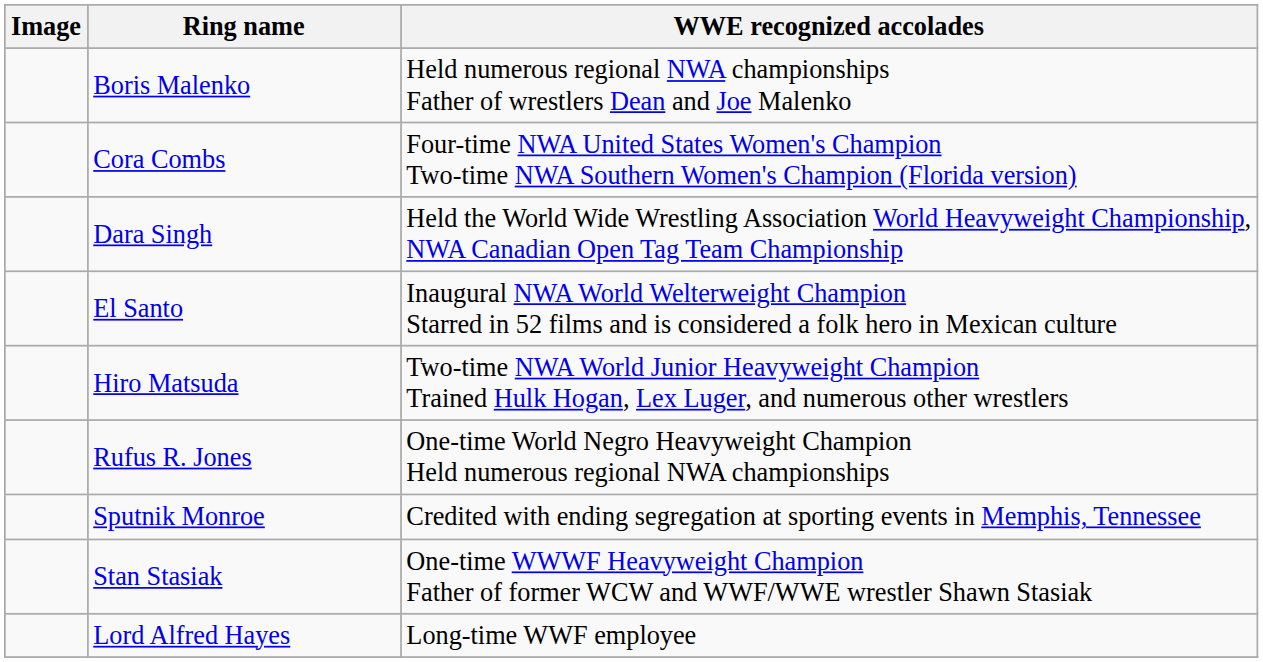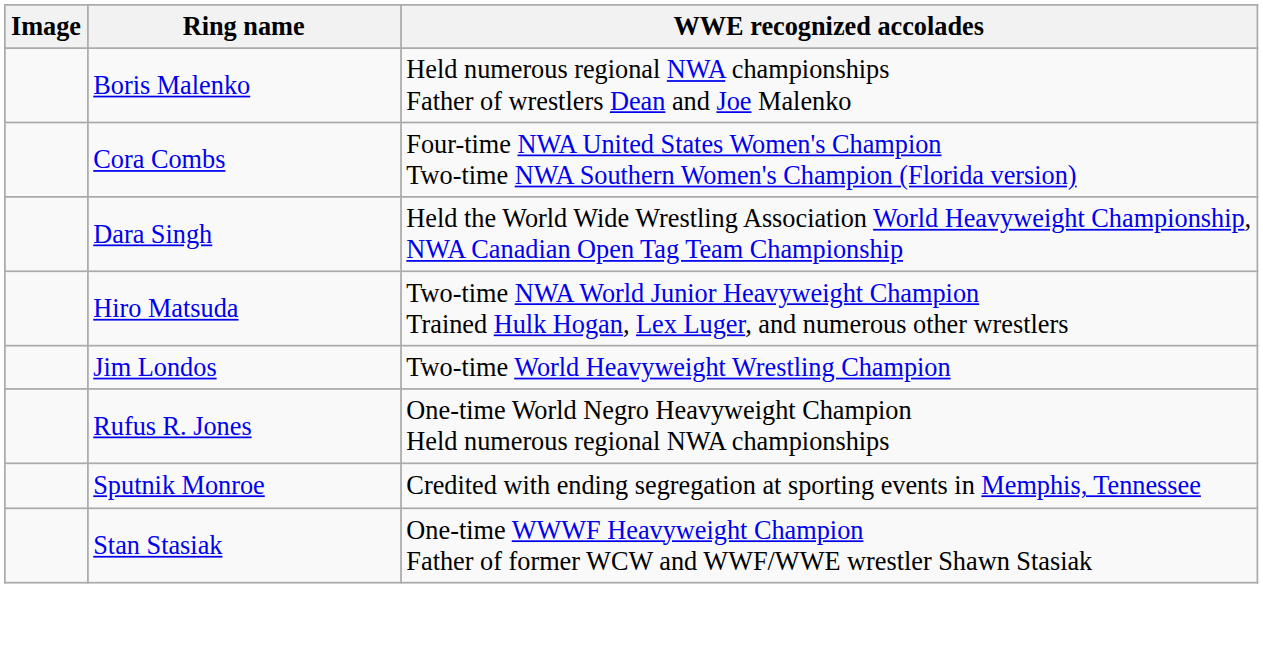- row: (138, 308)
+ row: (155, 367)
- row: (192, 634)
